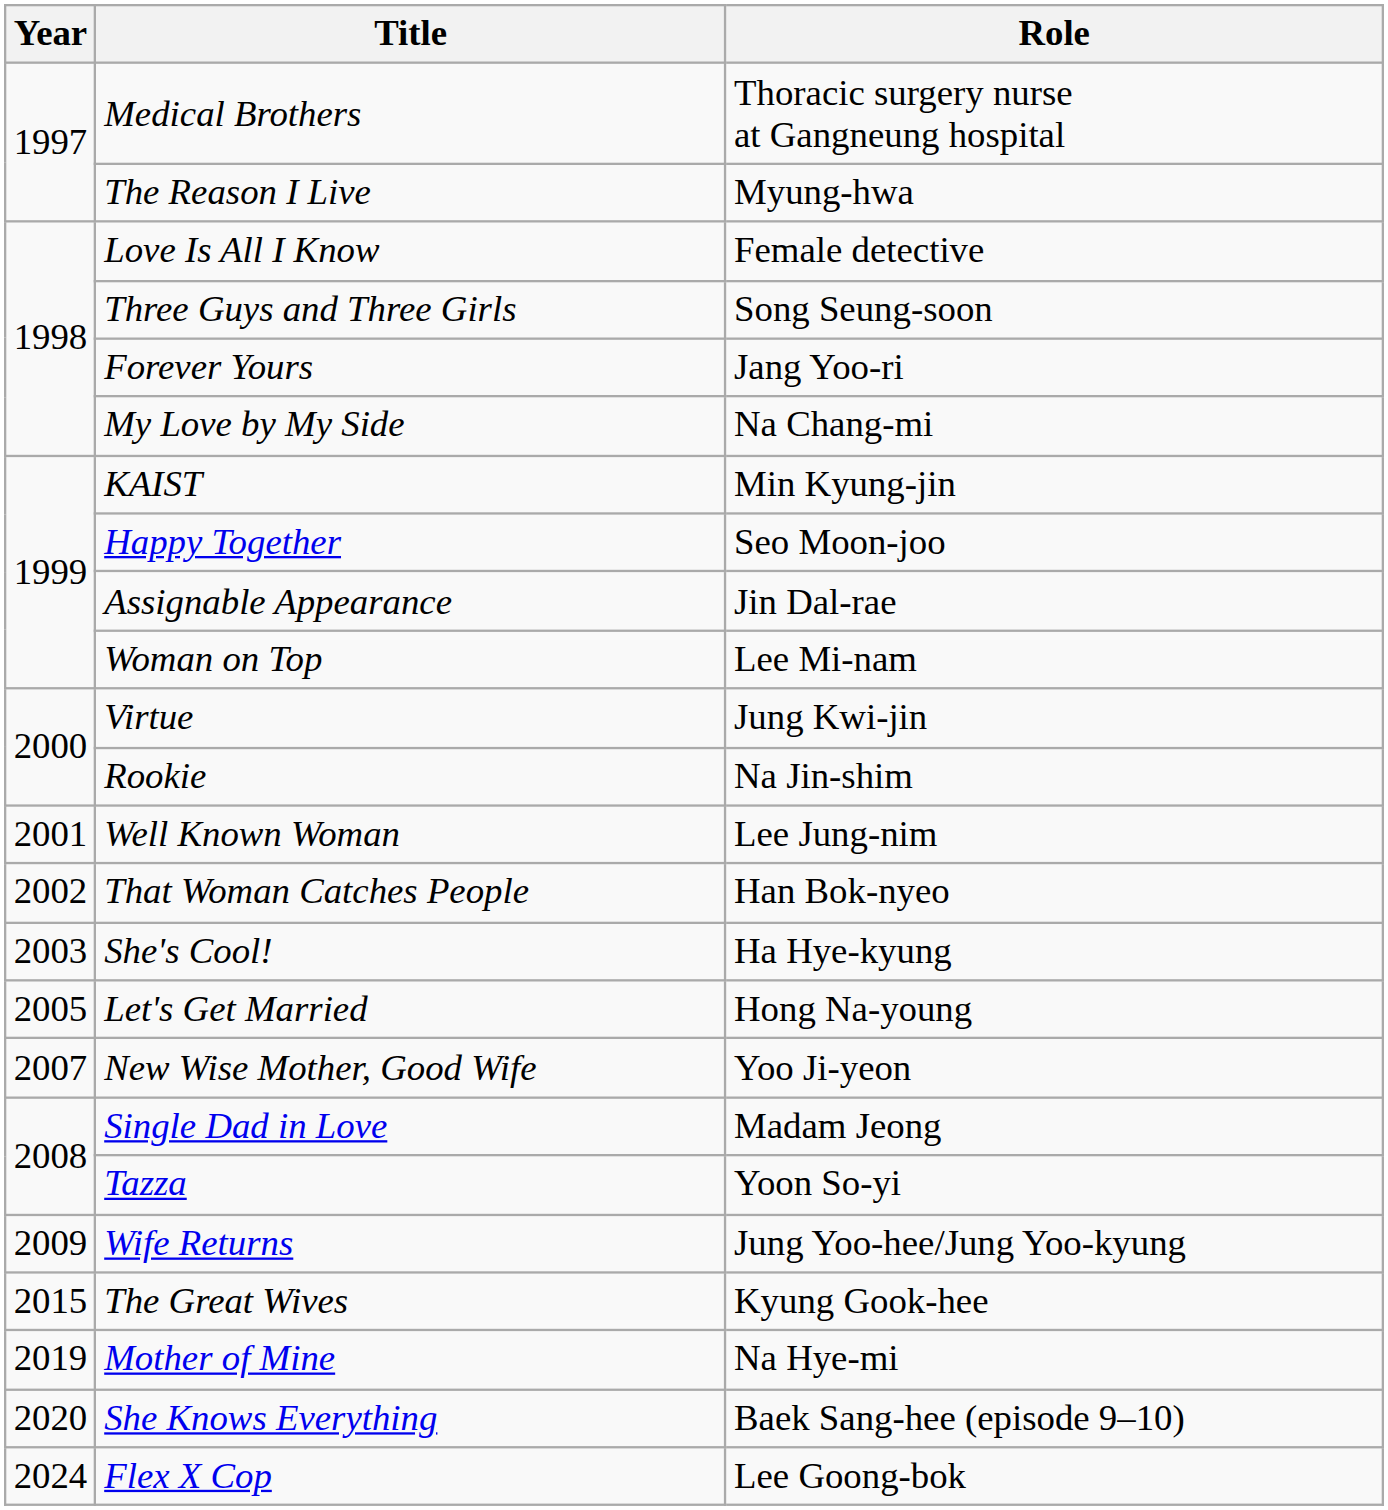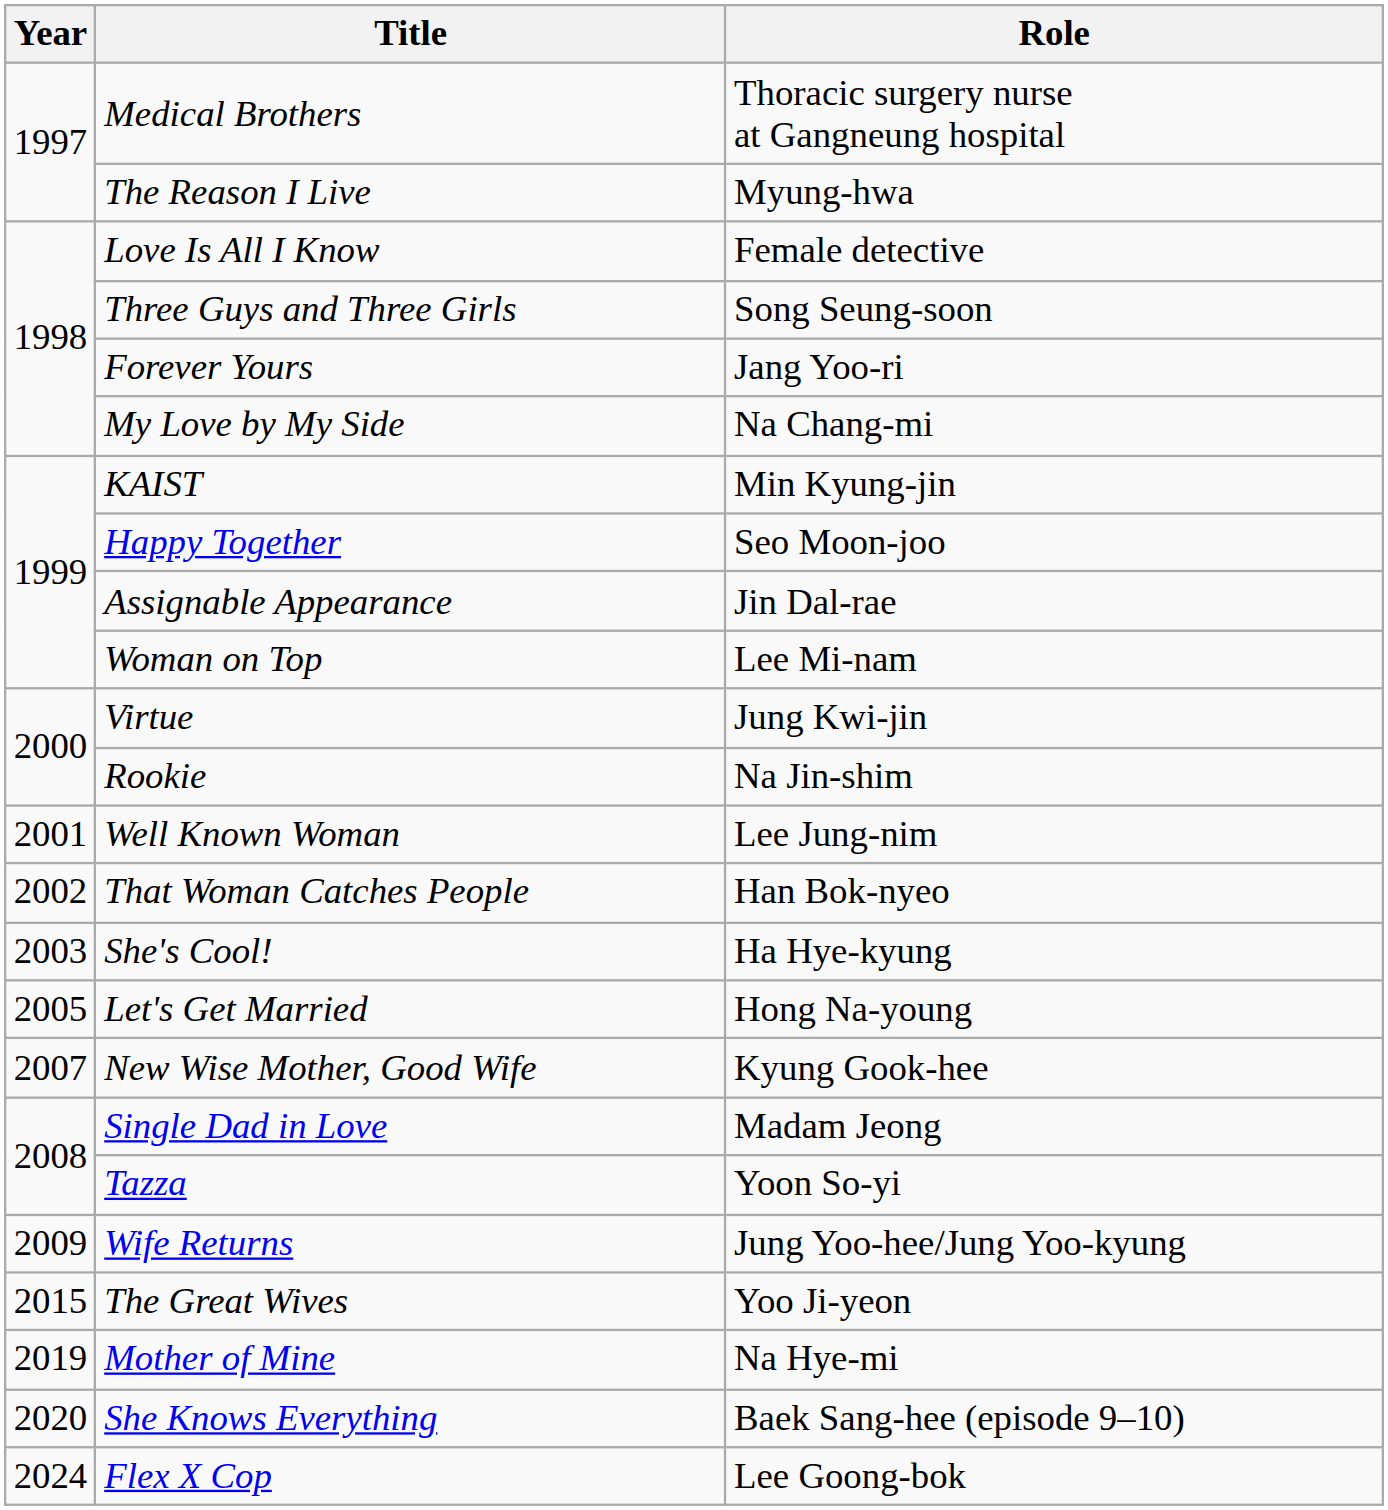(823, 1067) Yoo Ji-yeon -> (861, 1067) Kyung Gook-hee
(861, 1300) Kyung Gook-hee -> (823, 1300) Yoo Ji-yeon
